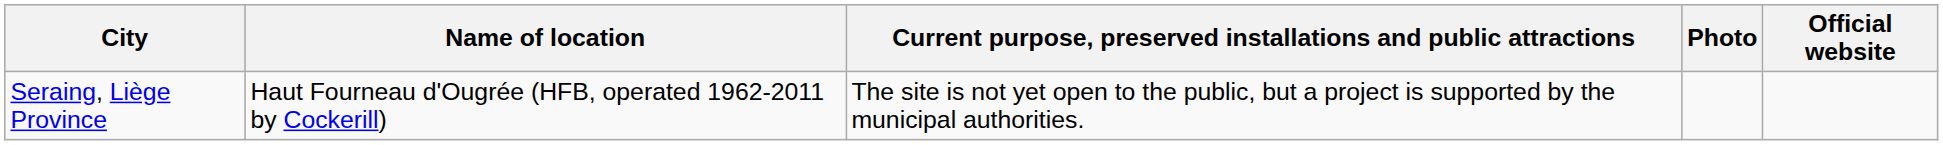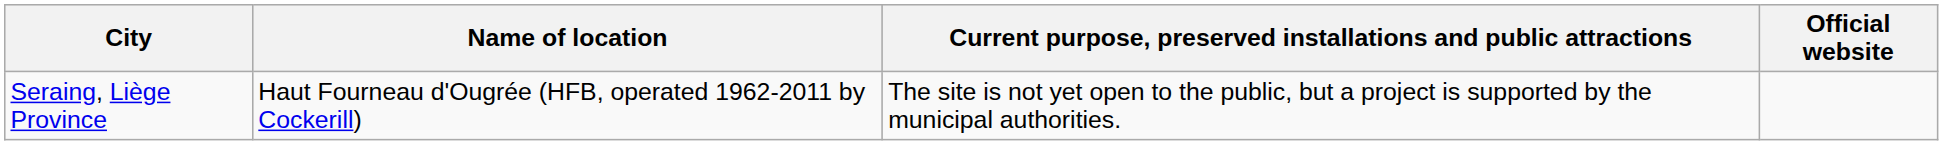- column: (1722, 38)
